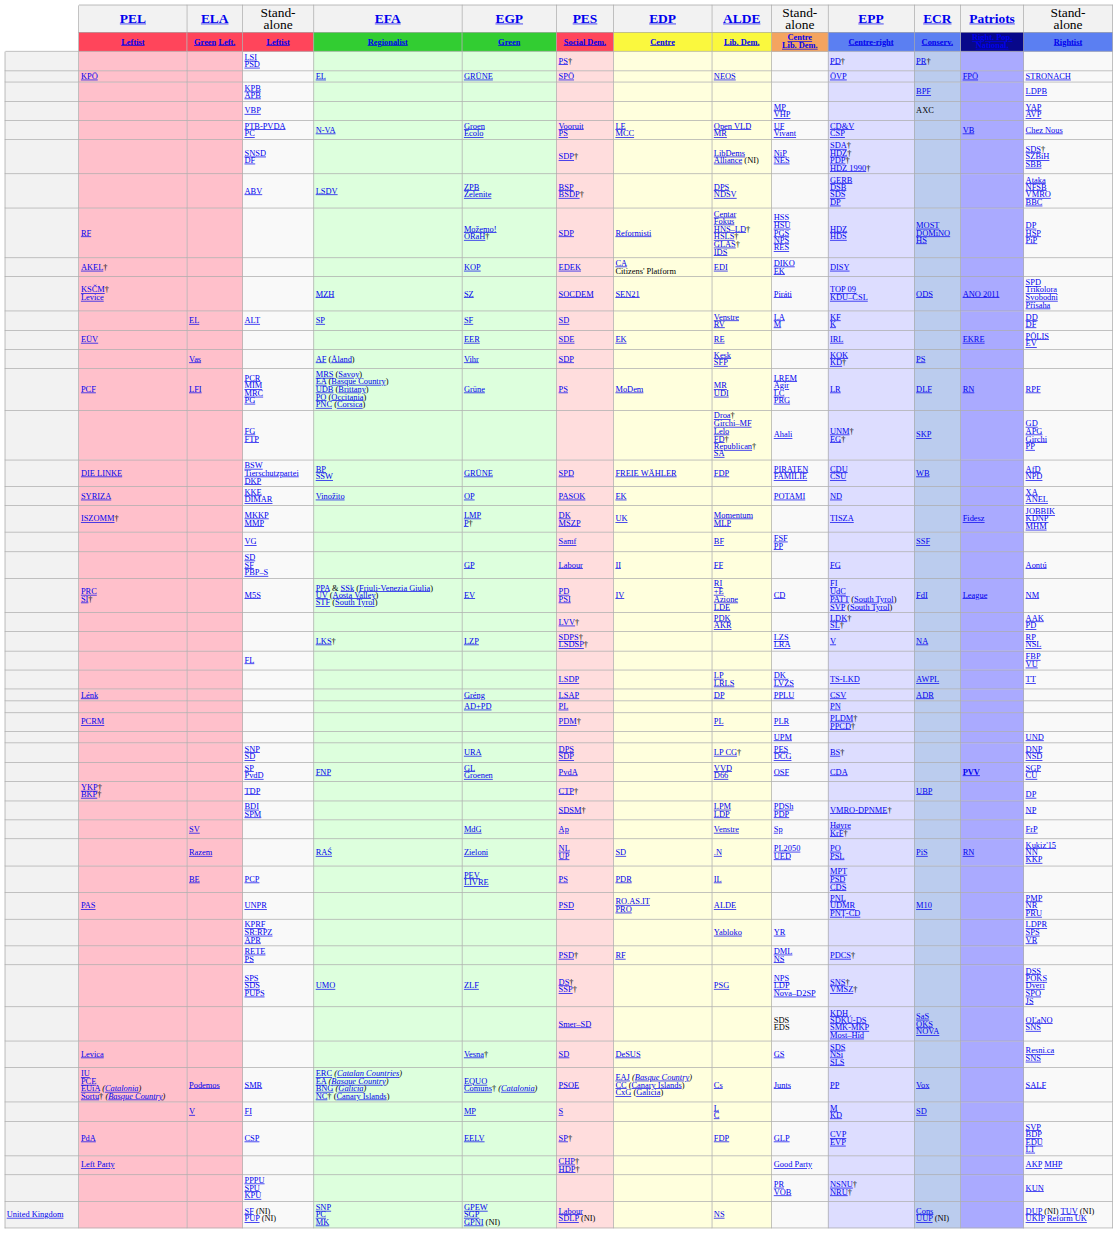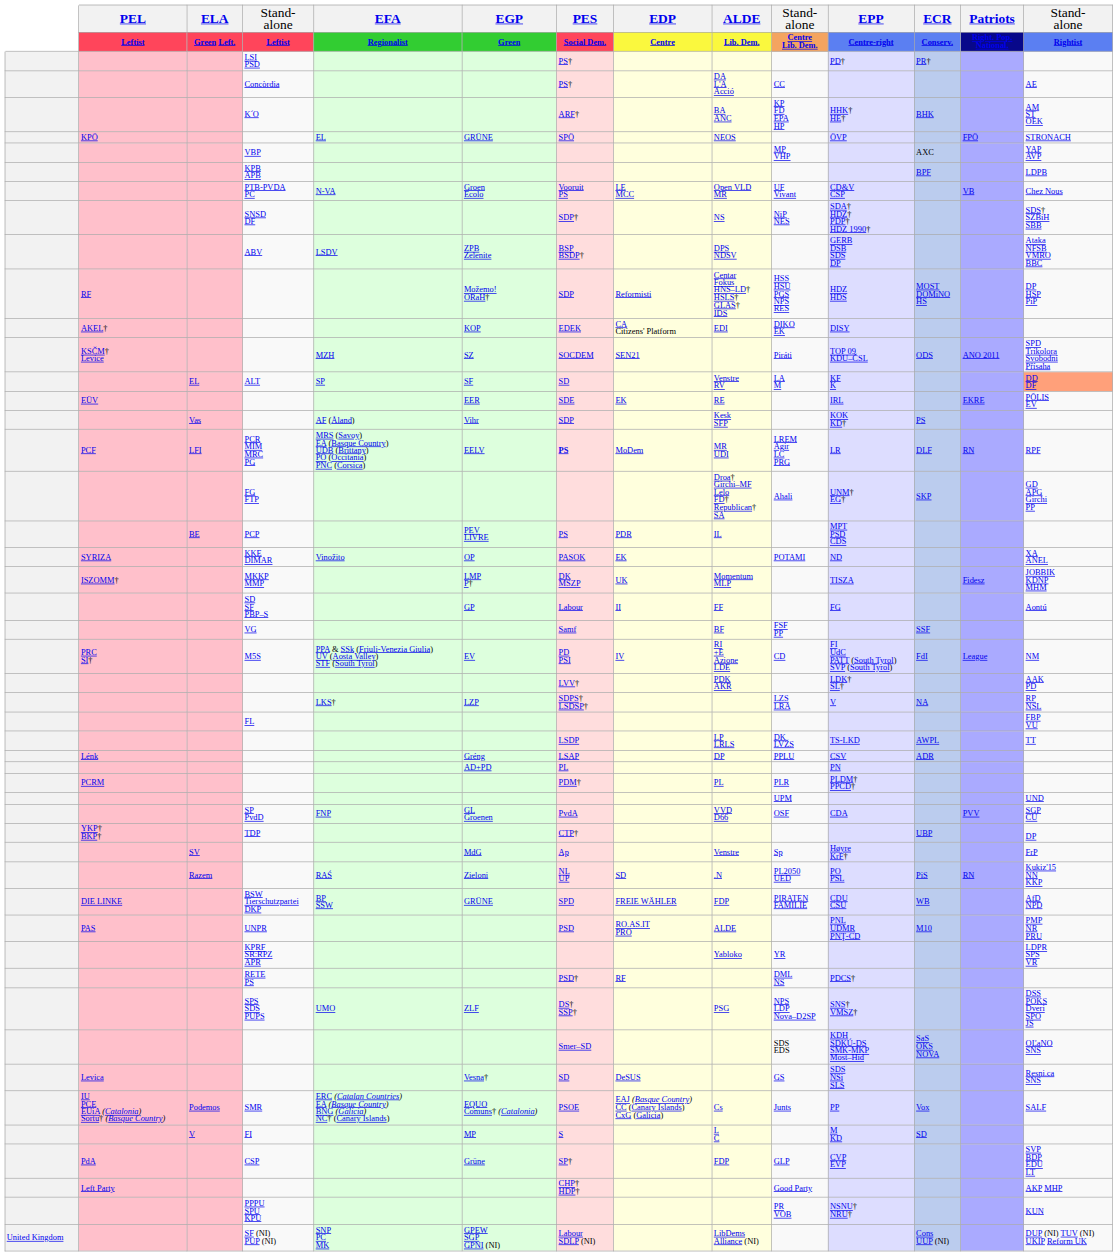+ row: (133, 84)
+ row: (133, 114)
rows swapped: (133, 111) <-> (133, 92)
(736, 157) LibDems Alliance (NI) -> (719, 218) NS
(1068, 320) no background -> (1068, 381) lightsalmon background
(474, 389) Grüne -> (474, 450) EELV
(563, 389) normal -> (564, 450) bold
rows swapped: (102, 473) <-> (133, 879)
rows swapped: (133, 542) <-> (133, 565)
- row: (133, 753)
(971, 772) bold -> (971, 813) normal
- row: (133, 810)
(474, 1138) EELV -> (474, 1161) Grüne
(719, 1215) NS -> (736, 1237) LibDems Alliance (NI)
